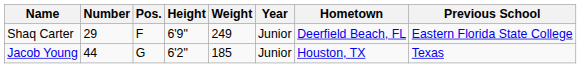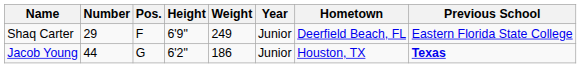(222, 53) 185 -> (222, 53) 186
(428, 53) normal -> (429, 53) bold
